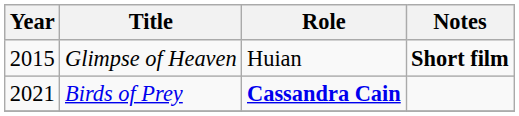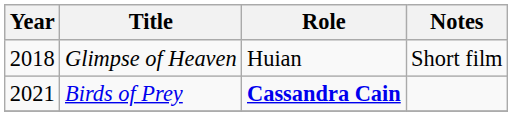(32, 57) 2015 -> (32, 57) 2018
(460, 57) bold -> (457, 57) normal
